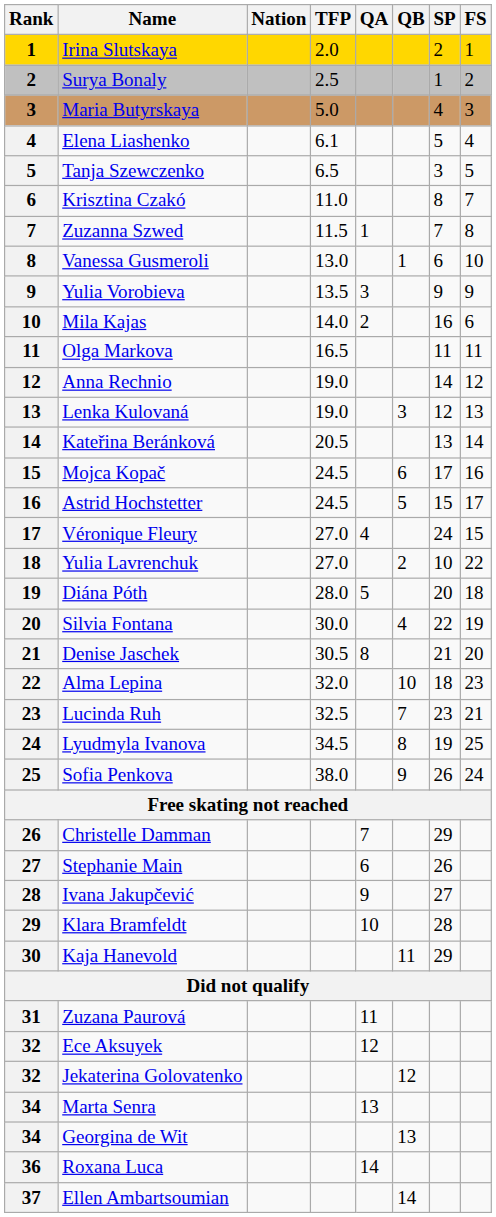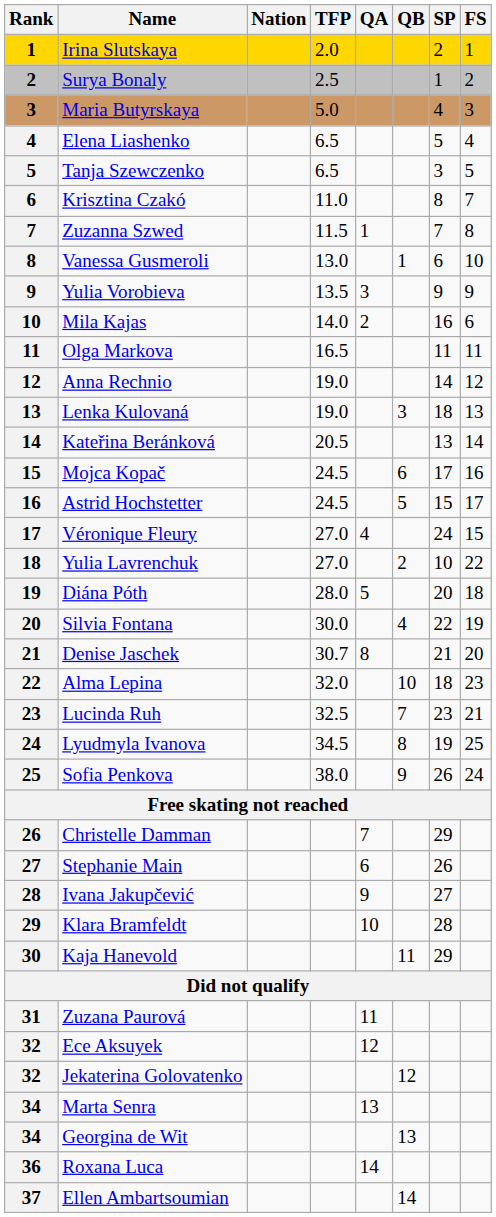(327, 140) 6.1 -> (327, 140) 6.5
(443, 412) 12 -> (443, 412) 18
(332, 653) 30.5 -> (332, 653) 30.7
